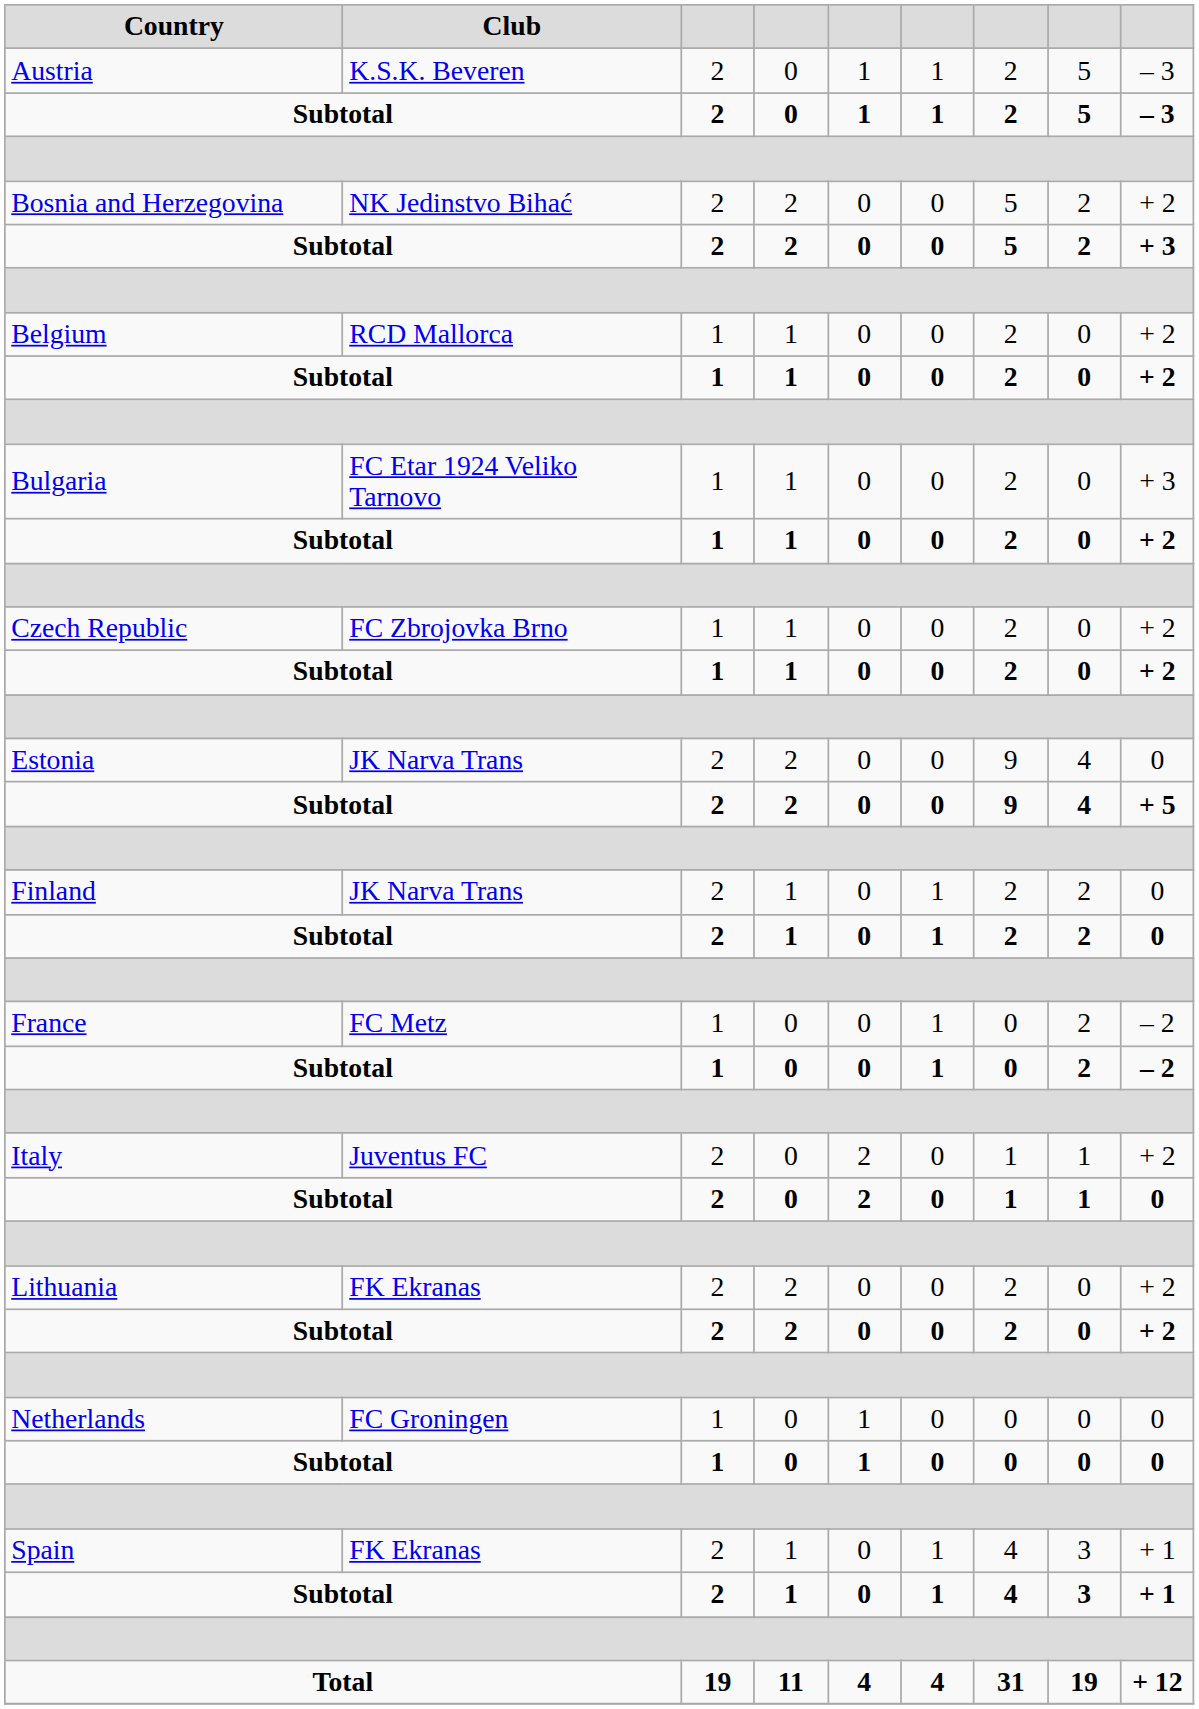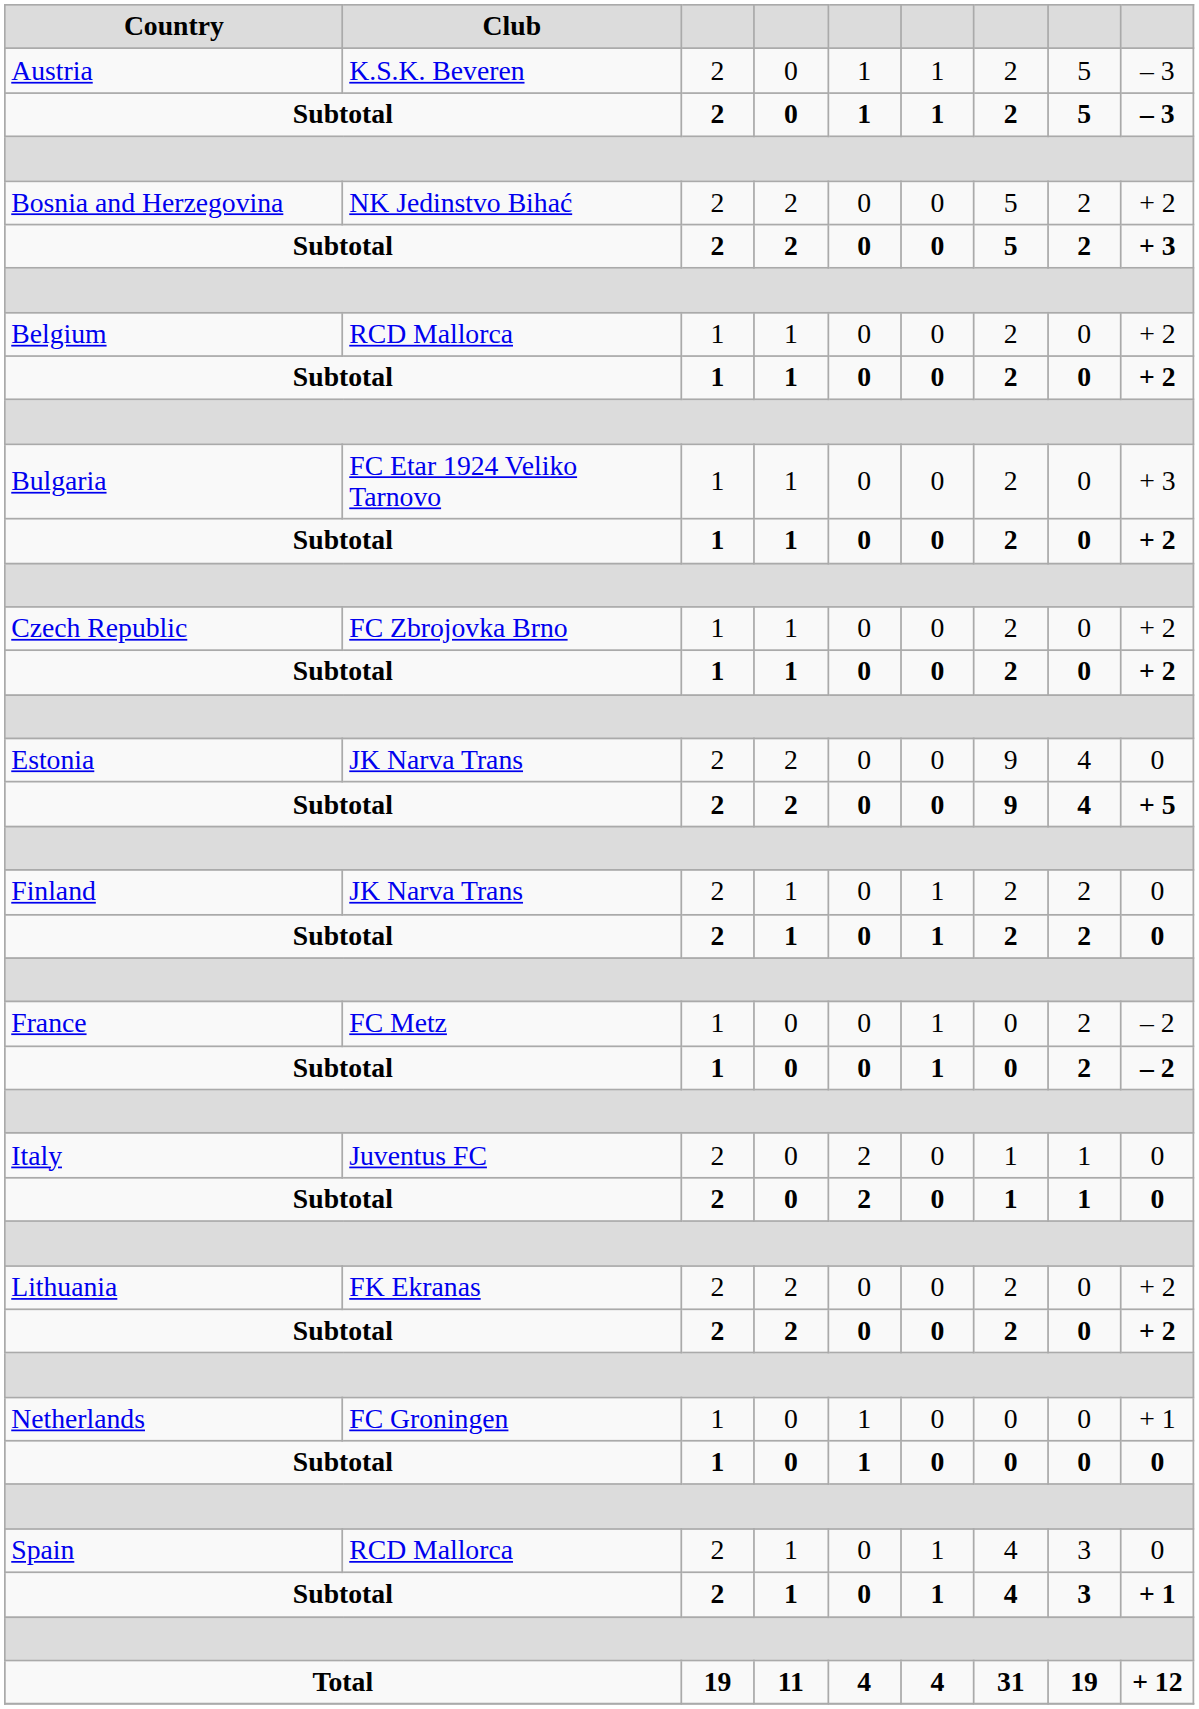(1157, 1155) + 2 -> (1157, 1155) 0
(1157, 1418) 0 -> (1157, 1418) + 1
(415, 1550) FK Ekranas -> (431, 1550) RCD Mallorca
(1157, 1550) + 1 -> (1157, 1550) 0
